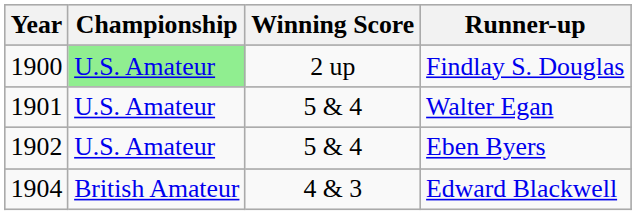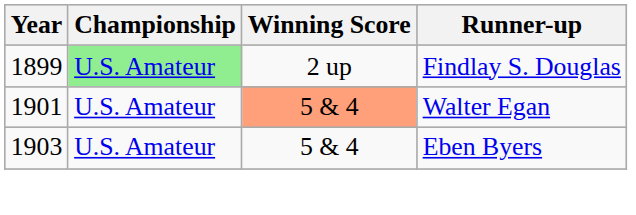(37, 65) 1900 -> (37, 65) 1899
(333, 106) no background -> (329, 106) lightsalmon background
(37, 147) 1902 -> (37, 147) 1903
- row: (522, 188)
